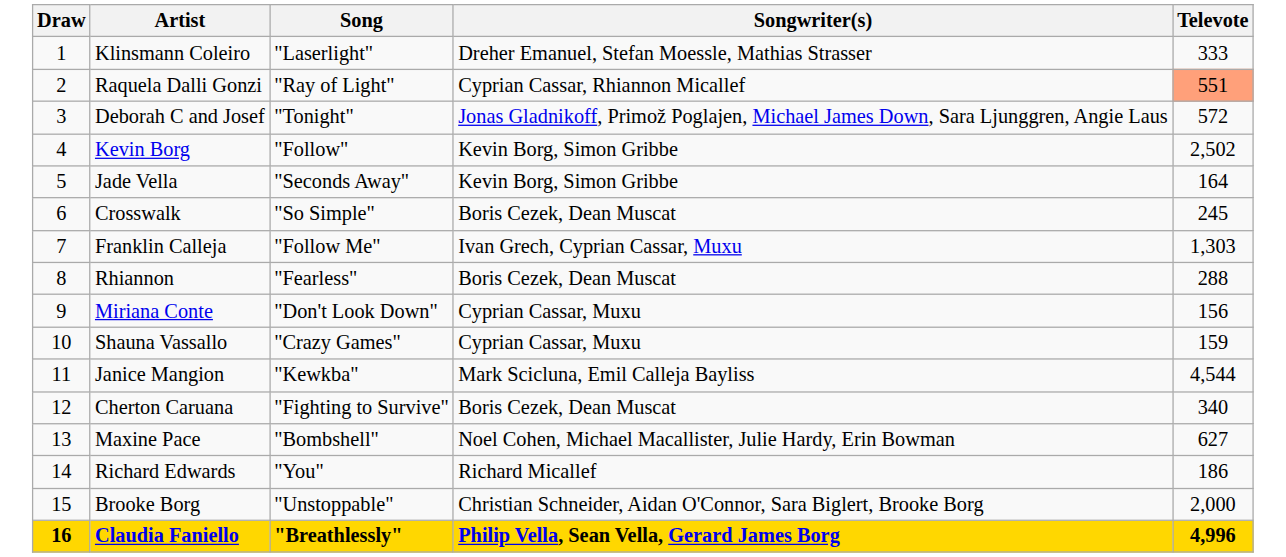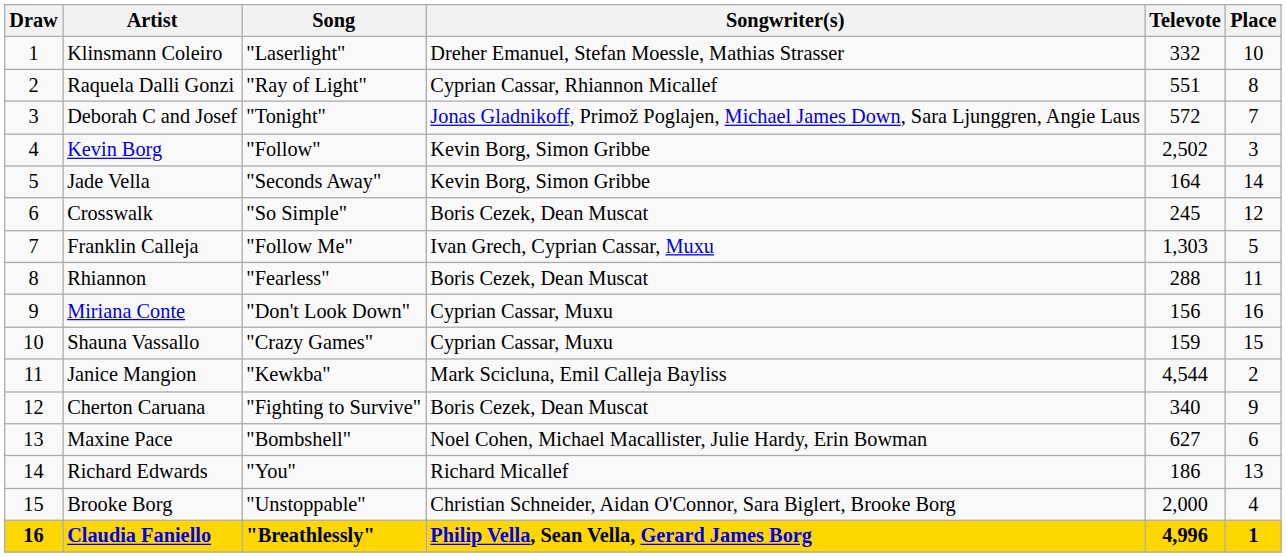+ column: (1253, 20)
(1213, 52) 333 -> (1185, 52) 332
(1213, 85) lightsalmon background -> (1185, 85) no background
